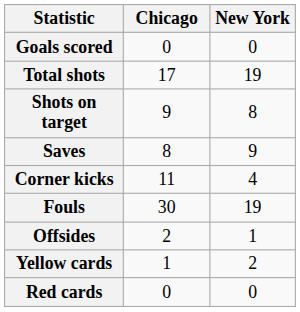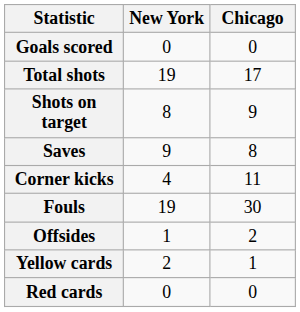columns swapped: (167, 18) <-> (253, 18)
